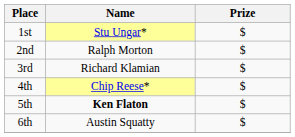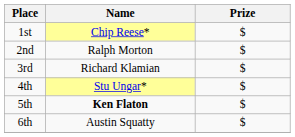(120, 31) Stu Ungar* -> (120, 31) Chip Reese*
(120, 86) Chip Reese* -> (120, 86) Stu Ungar*
